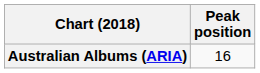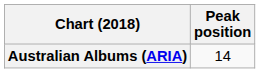(223, 56) 16 -> (223, 56) 14
